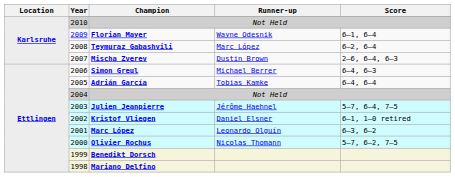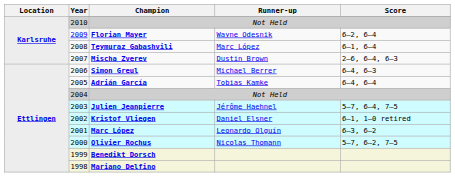(359, 34) 6–1, 6–4 -> (359, 34) 6–2, 6–4
(359, 46) 6–2, 6–4 -> (359, 46) 6–1, 6–4
